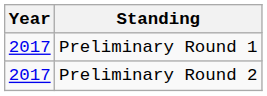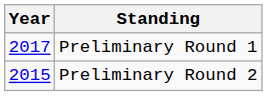(30, 76) 2017 -> (30, 76) 2015
